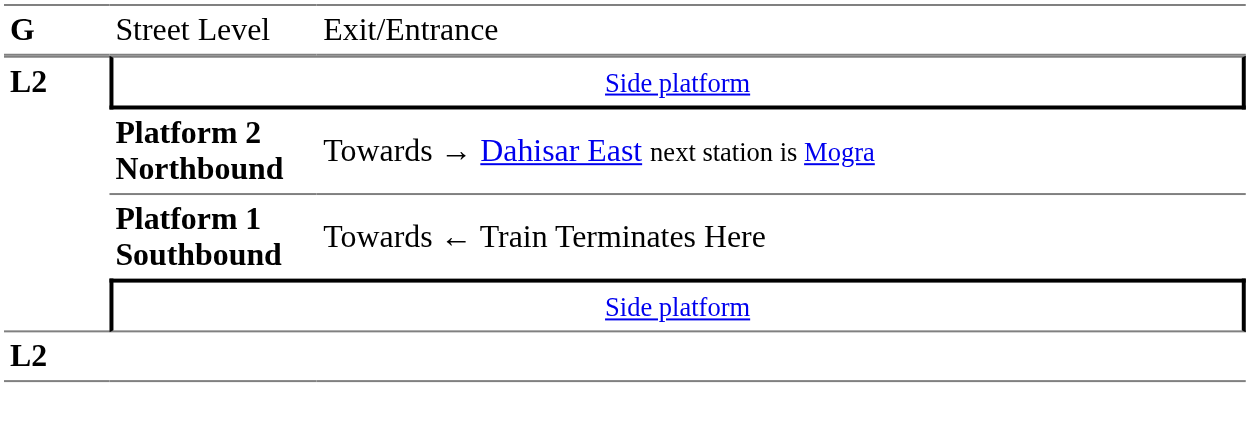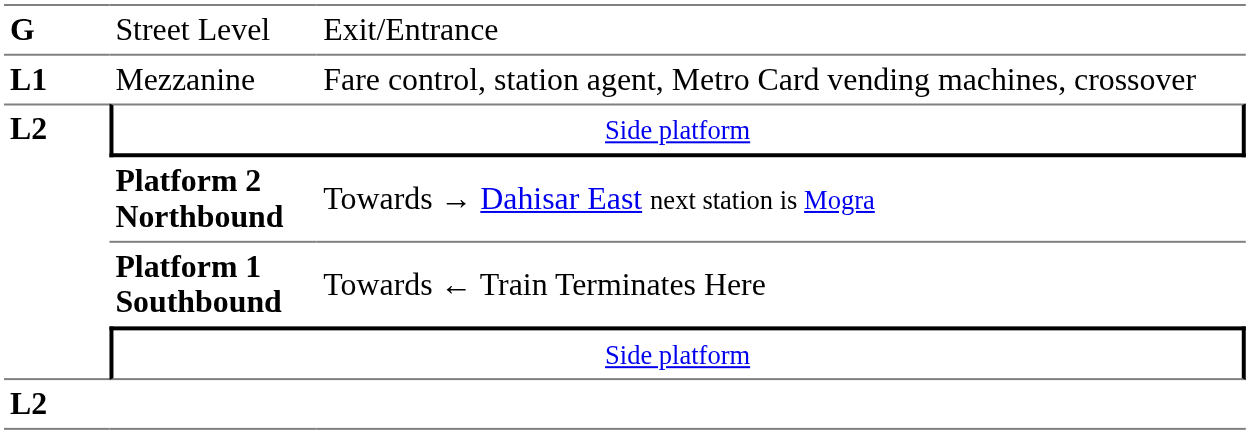+ row: (185, 79)
